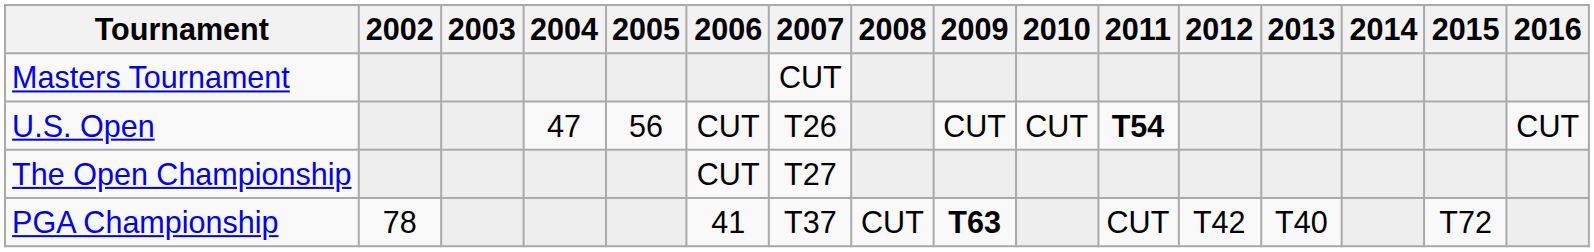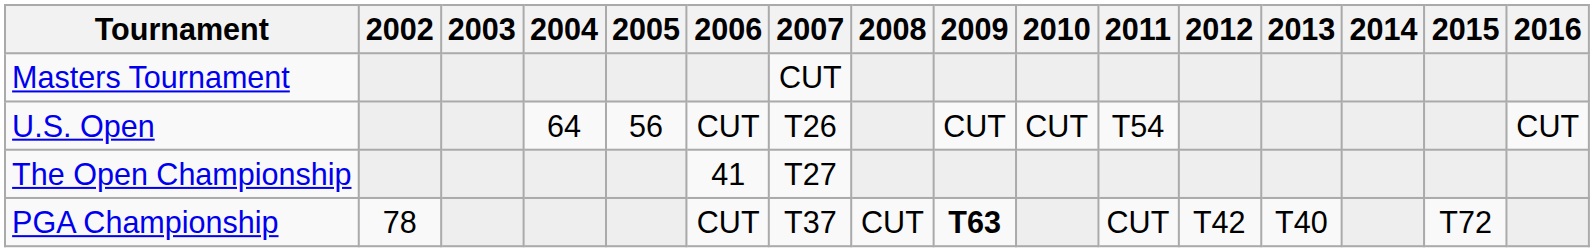(564, 126) 47 -> (564, 126) 64
(1138, 126) bold -> (1138, 126) normal
(728, 174) CUT -> (728, 174) 41
(728, 223) 41 -> (728, 223) CUT
